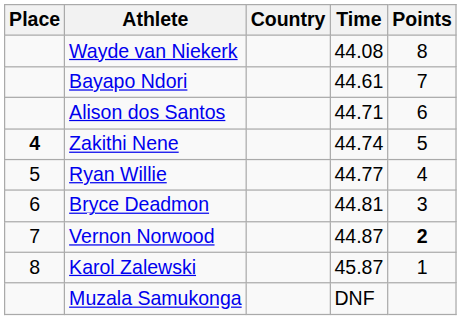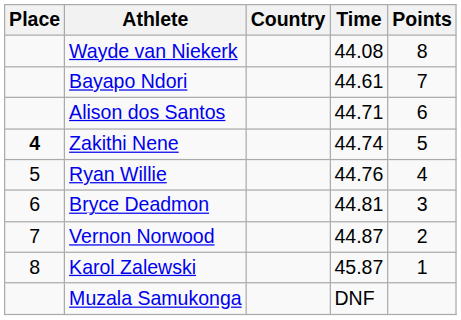(359, 174) 44.77 -> (359, 174) 44.76
(422, 236) bold -> (422, 236) normal
